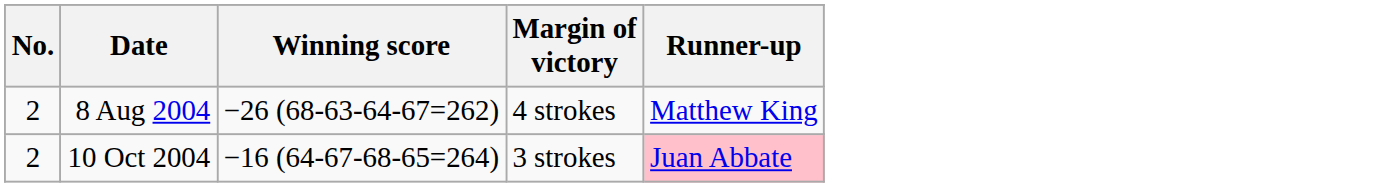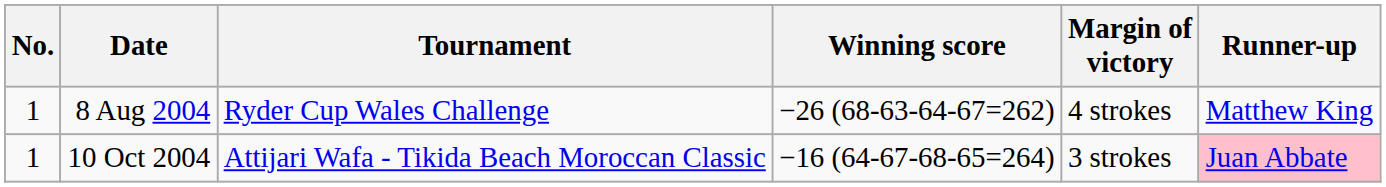+ column: (495, 45)
(33, 110) 2 -> (33, 110) 1
(33, 157) 2 -> (33, 157) 1
